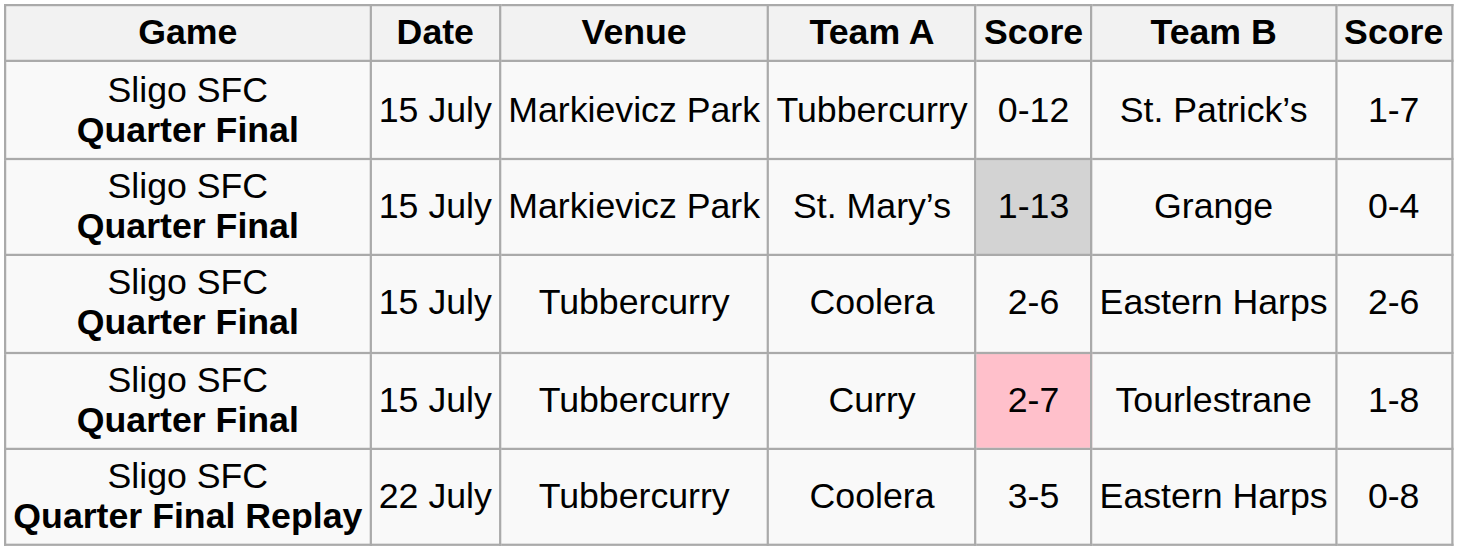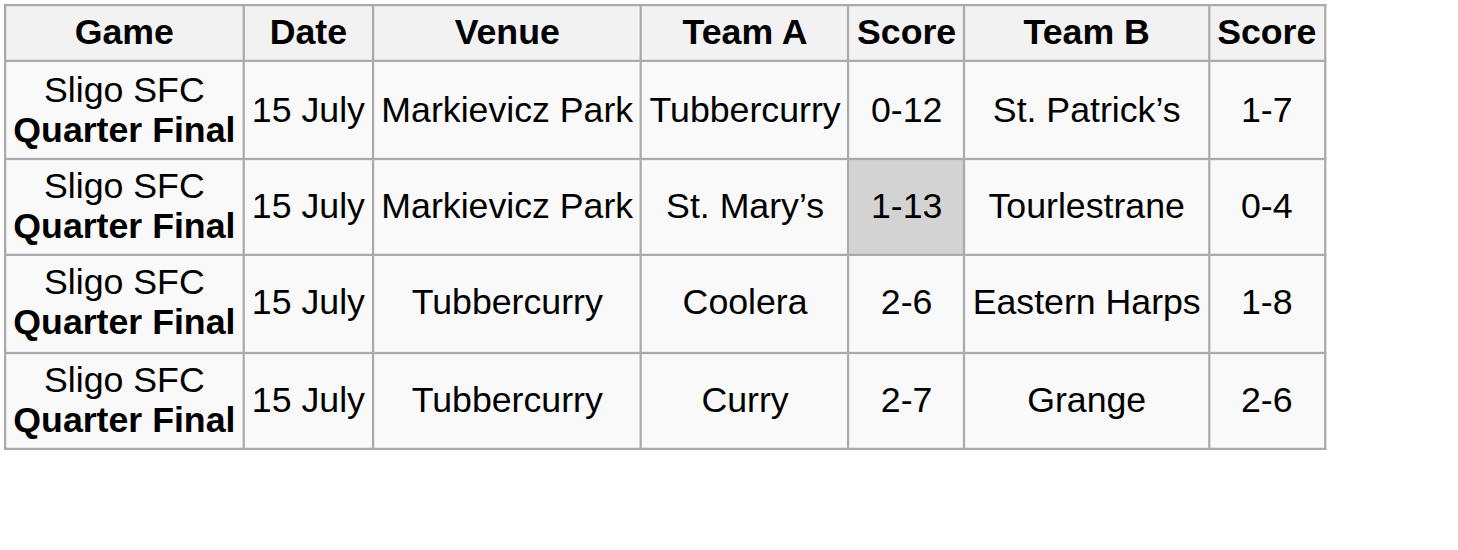(1214, 206) Grange -> (1087, 206) Tourlestrane
(1394, 302) 2-6 -> (1267, 302) 1-8
(1034, 399) pink background -> (907, 399) no background
(1214, 399) Tourlestrane -> (1087, 399) Grange
(1394, 399) 1-8 -> (1267, 399) 2-6
- row: (188, 496)
